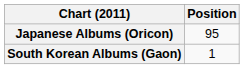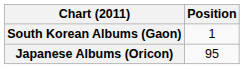rows swapped: (94, 34) <-> (94, 53)
